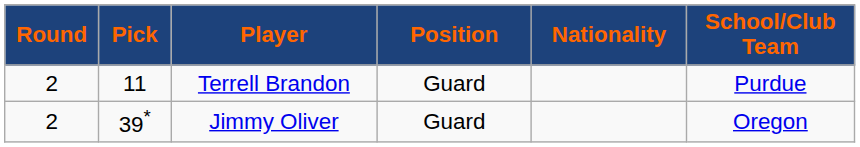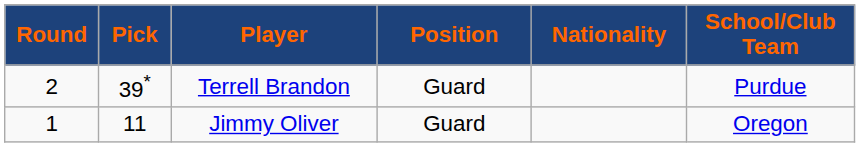(135, 82) 11 -> (135, 86) 39*
(52, 121) 2 -> (52, 124) 1
(135, 121) 39* -> (135, 124) 11
